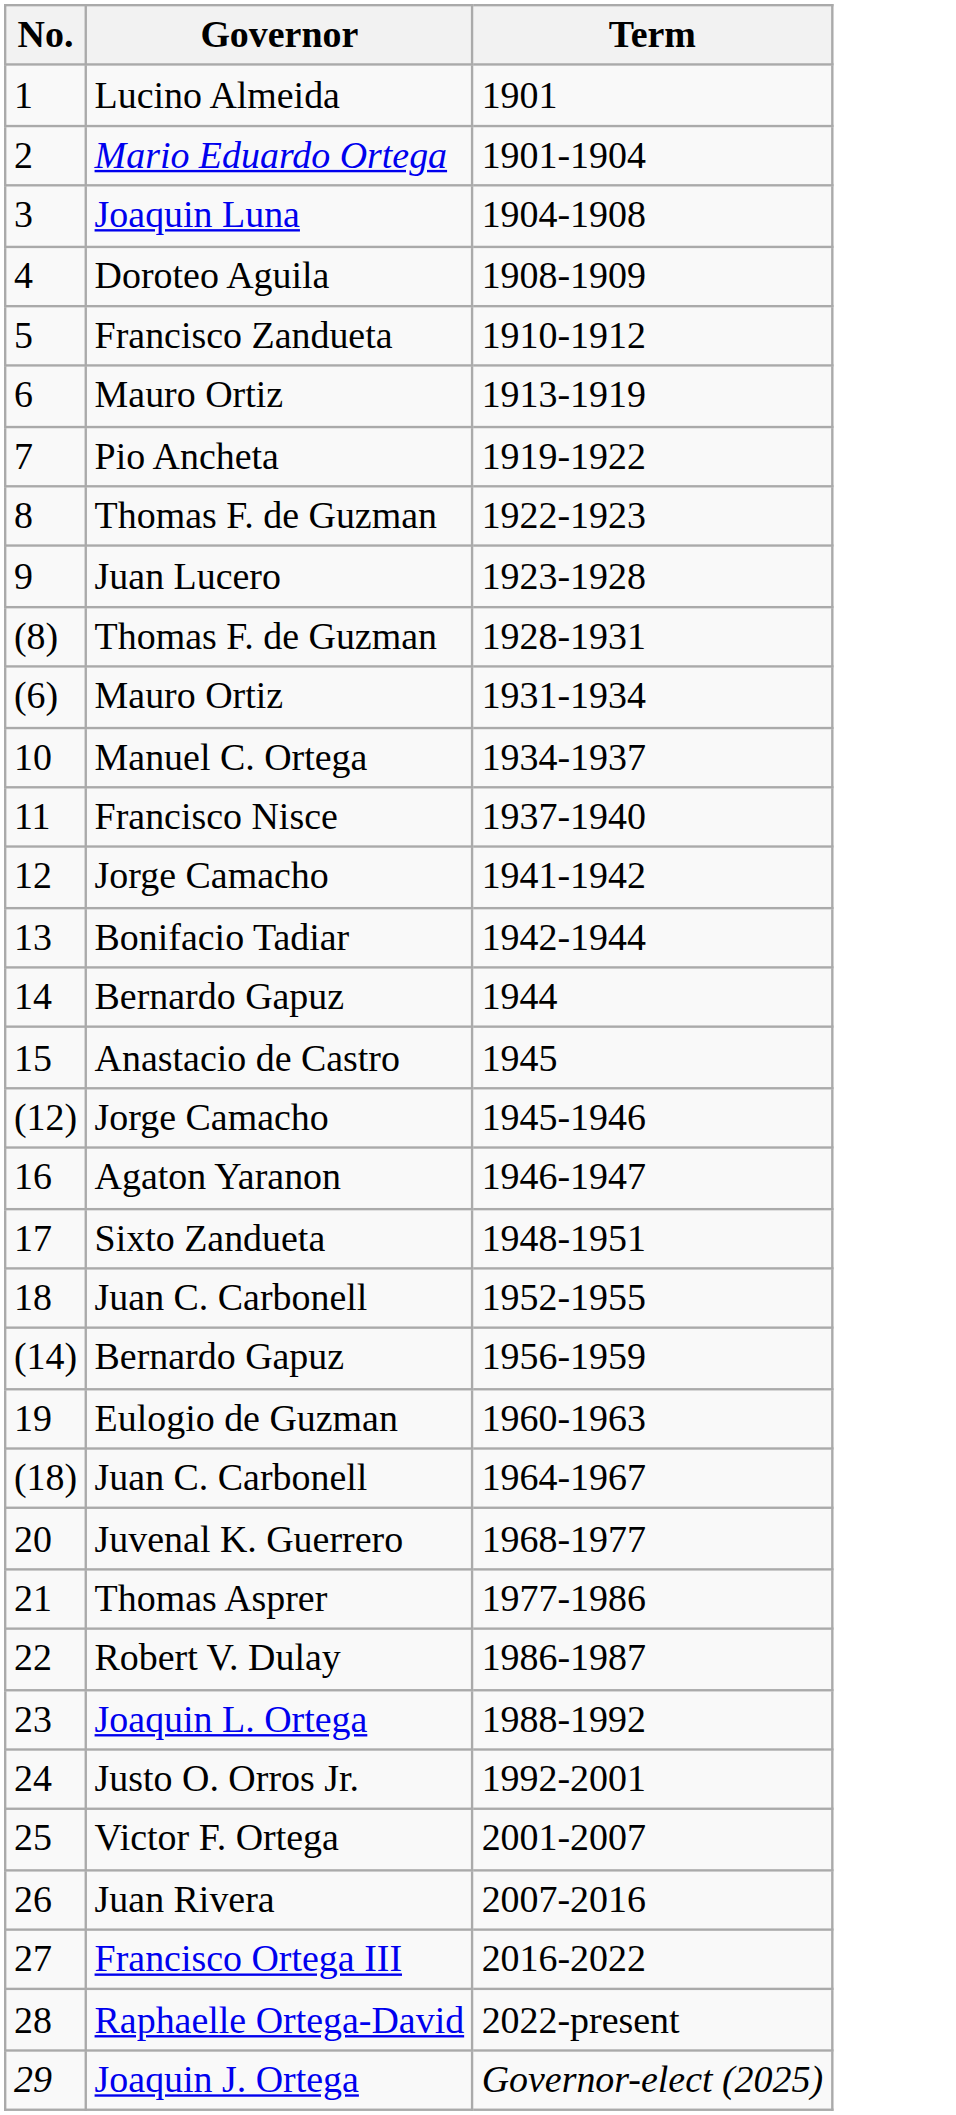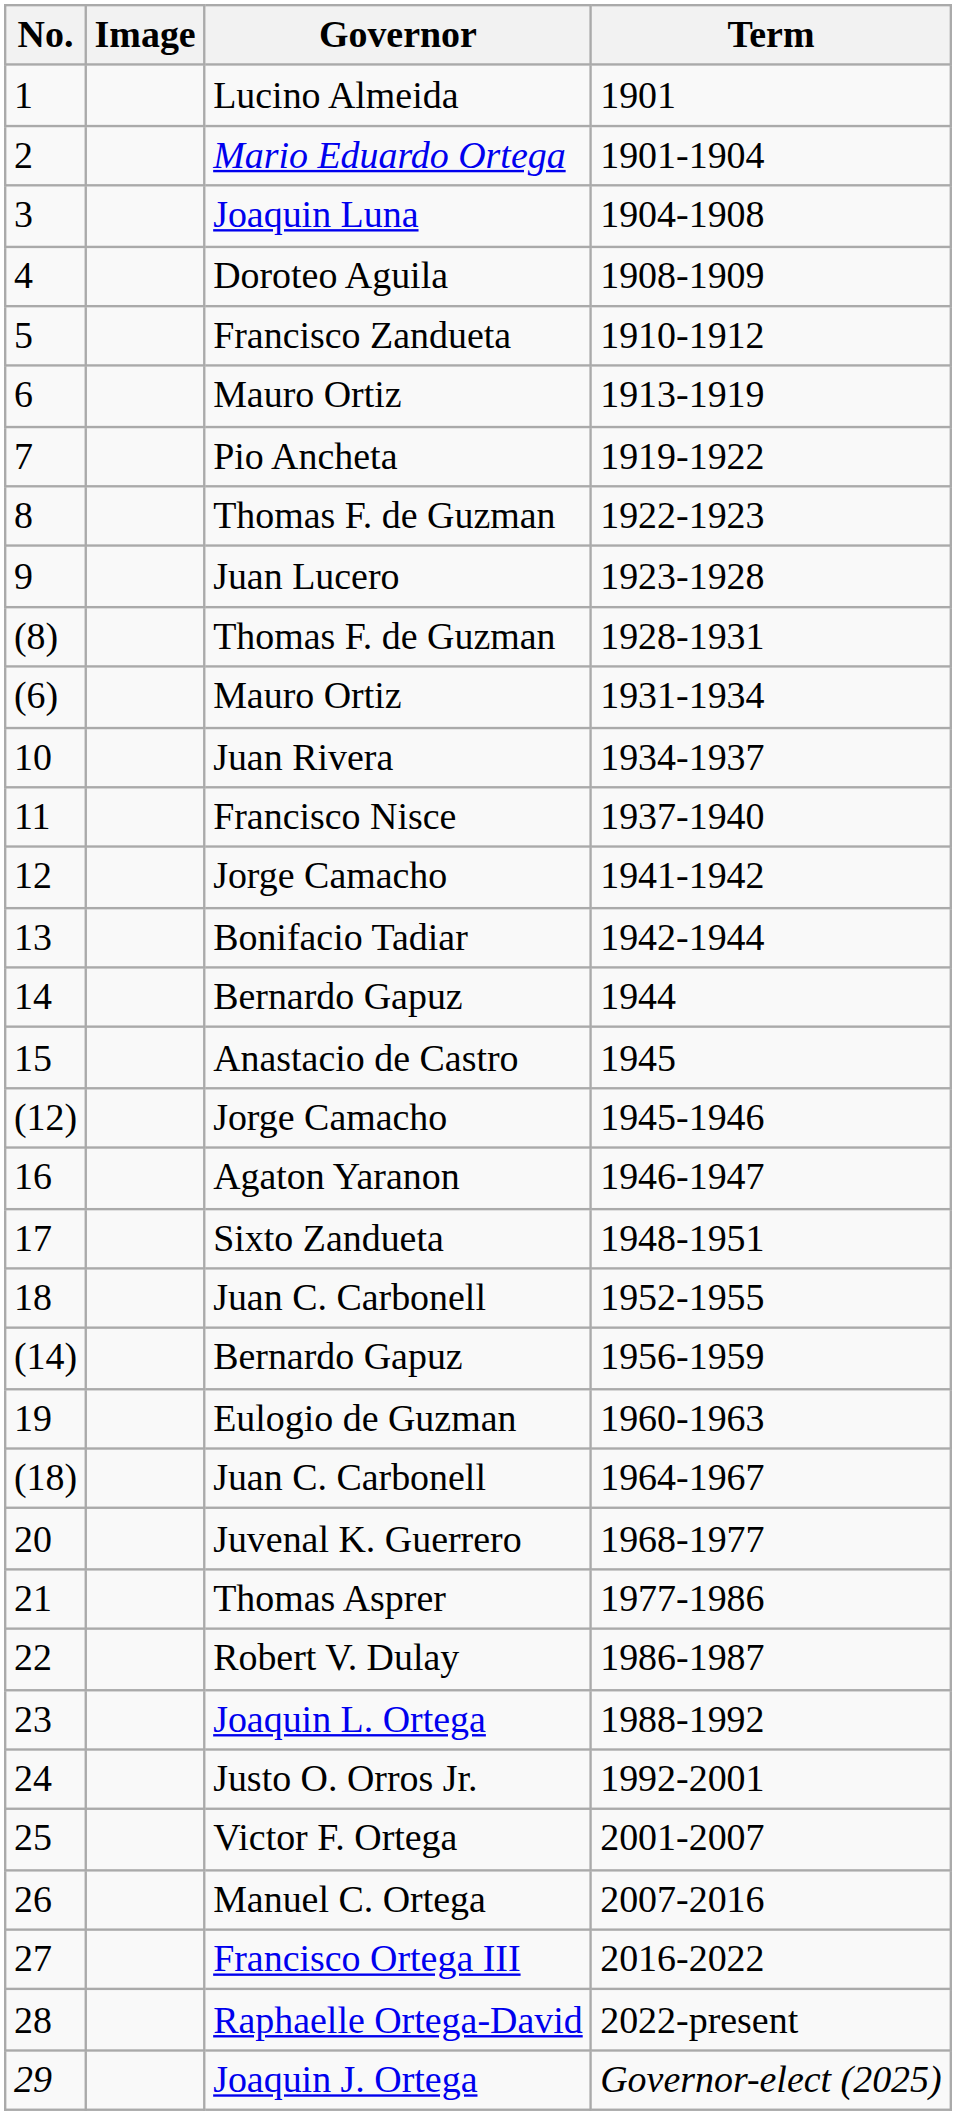+ column: (145, 34)
(231, 756) Manuel C. Ortega -> (303, 756) Juan Rivera
(185, 1898) Juan Rivera -> (350, 1898) Manuel C. Ortega
